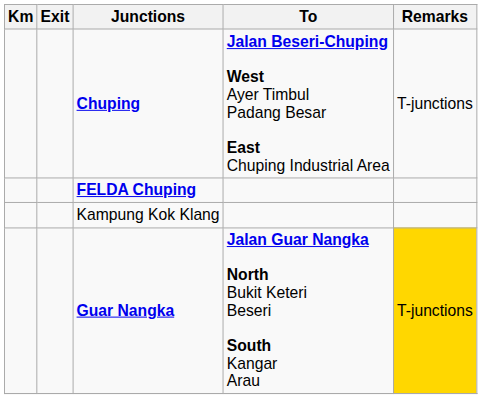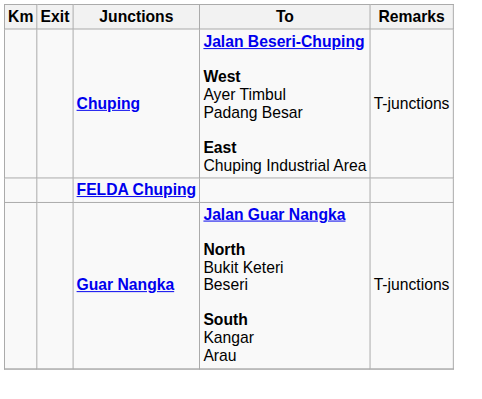- row: (148, 215)
(435, 310) gold background -> (412, 285) no background
